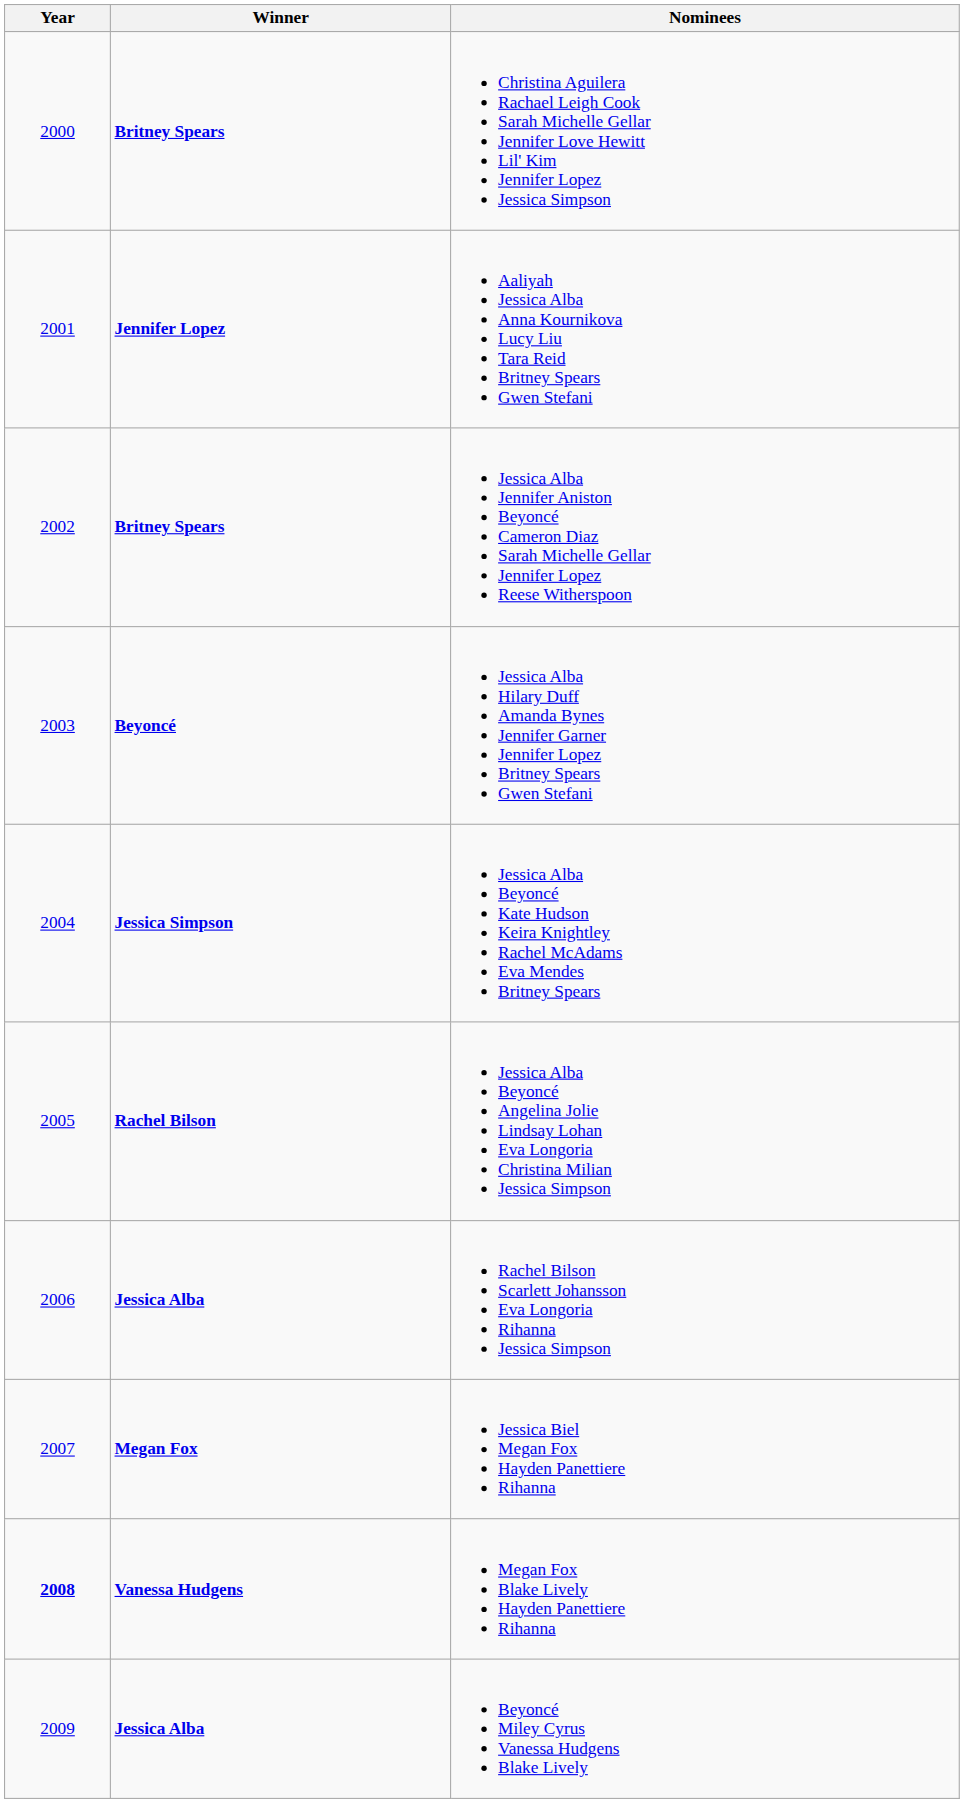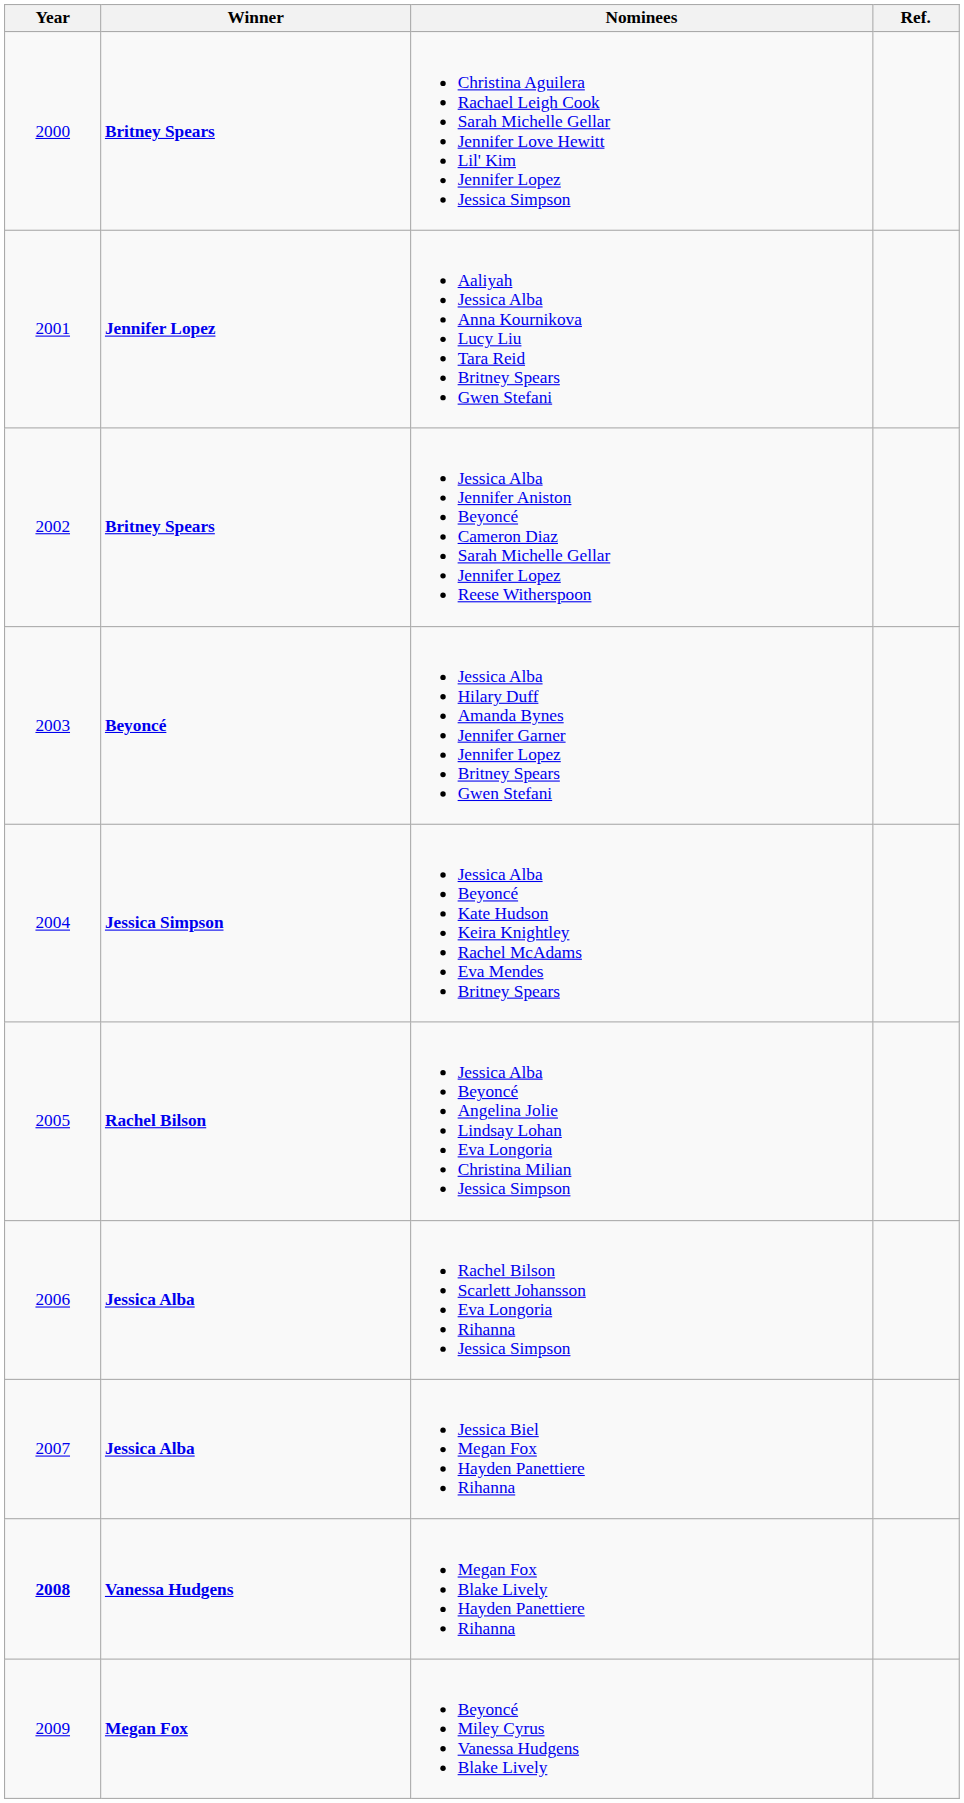+ column: (916, 18)
(156, 1449) Megan Fox -> (150, 1449) Jessica Alba
(159, 1728) Jessica Alba -> (146, 1728) Megan Fox
